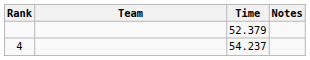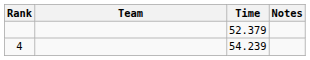(248, 47) 54.237 -> (248, 47) 54.239
